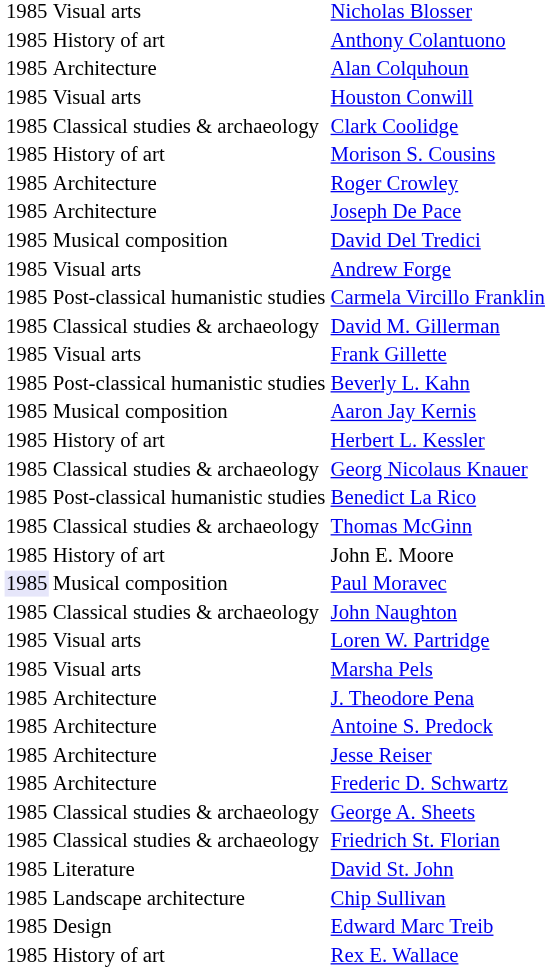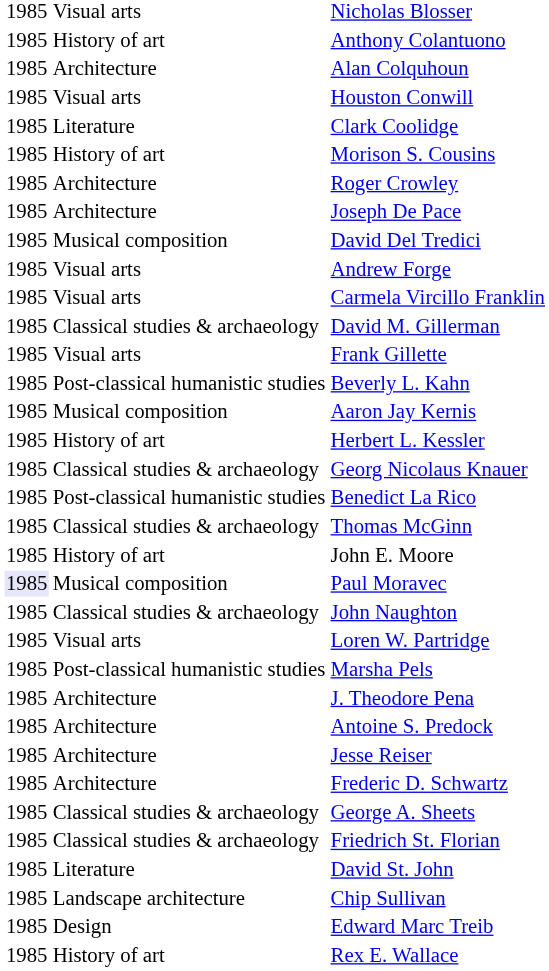(186, 125) Classical studies & archaeology -> (94, 125) Literature
(189, 297) Post-classical humanistic studies -> (97, 297) Visual arts
(97, 669) Visual arts -> (189, 669) Post-classical humanistic studies
